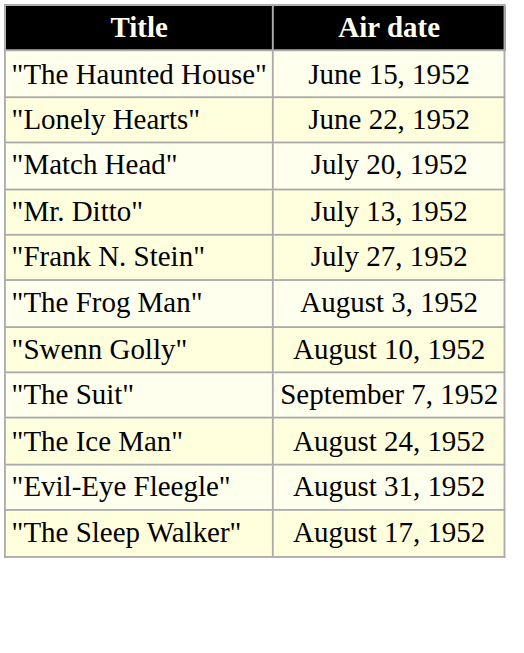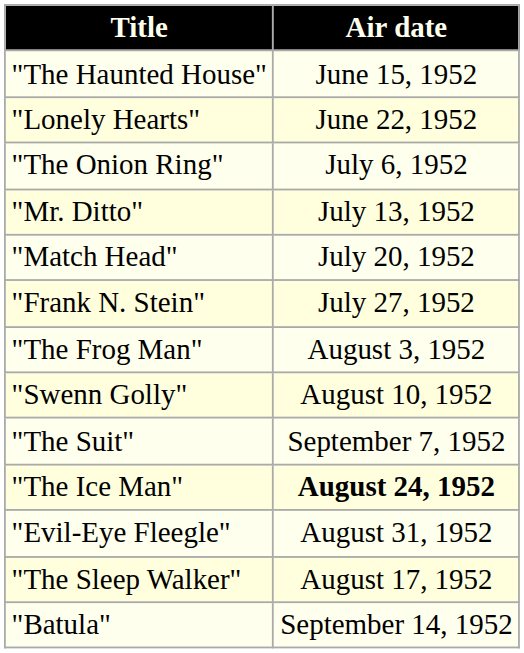+ row: (118, 165)
rows swapped: (77, 211) <-> (95, 165)
(389, 440) normal -> (396, 486) bold
+ row: (61, 624)
